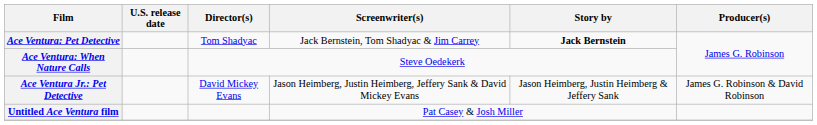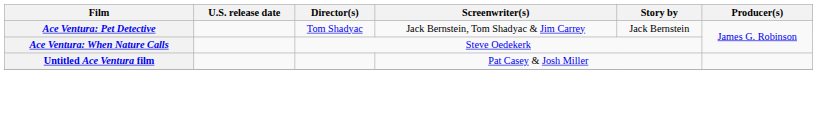(593, 40) bold -> (659, 28) normal
- row: (63, 90)
